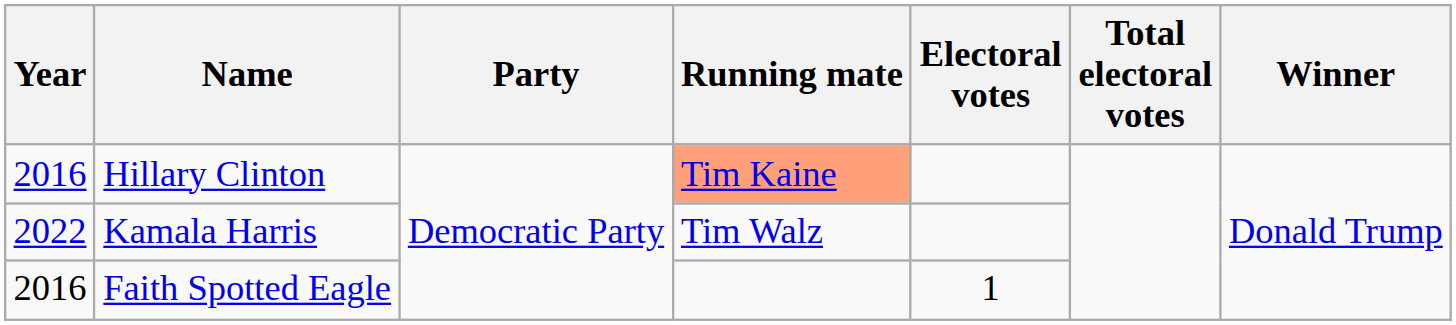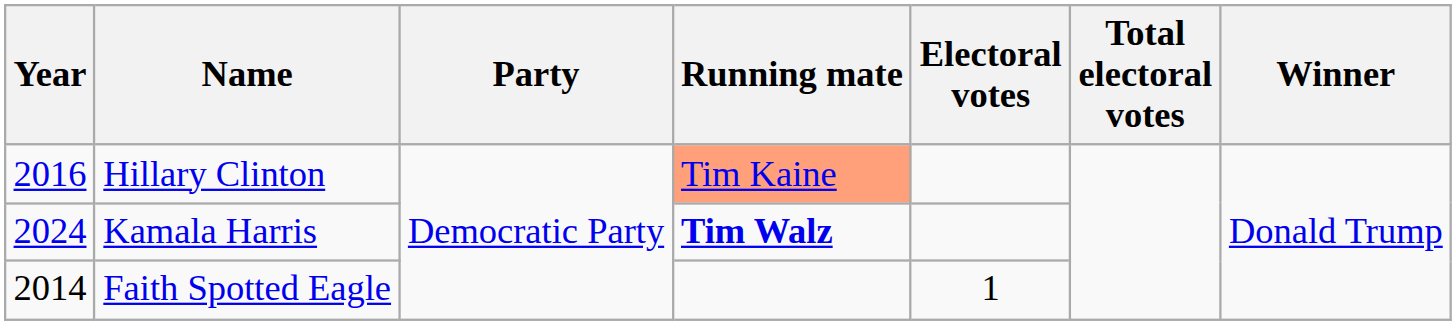(50, 231) 2022 -> (50, 231) 2024
(752, 231) normal -> (757, 231) bold
(50, 289) 2016 -> (50, 289) 2014
